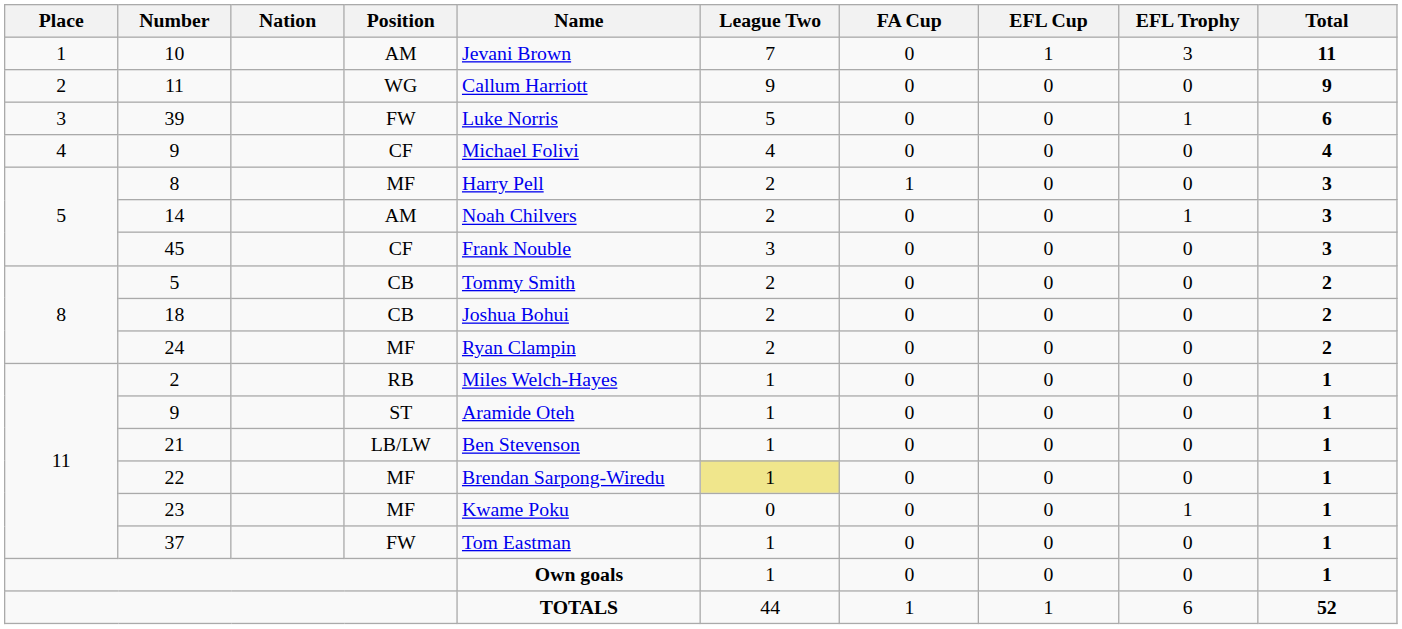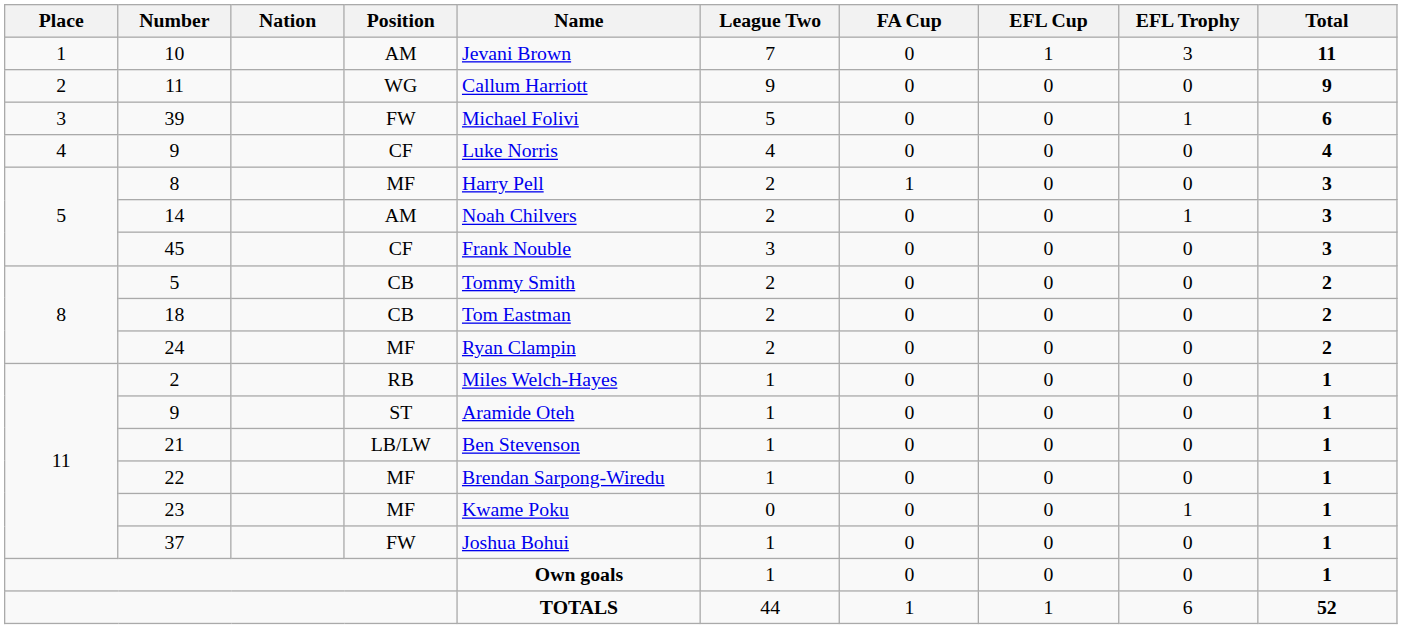(510, 118) Luke Norris -> (520, 118) Michael Folivi
(520, 151) Michael Folivi -> (510, 151) Luke Norris
(515, 314) Joshua Bohui -> (516, 314) Tom Eastman
(770, 477) khaki background -> (770, 477) no background
(516, 542) Tom Eastman -> (515, 542) Joshua Bohui
